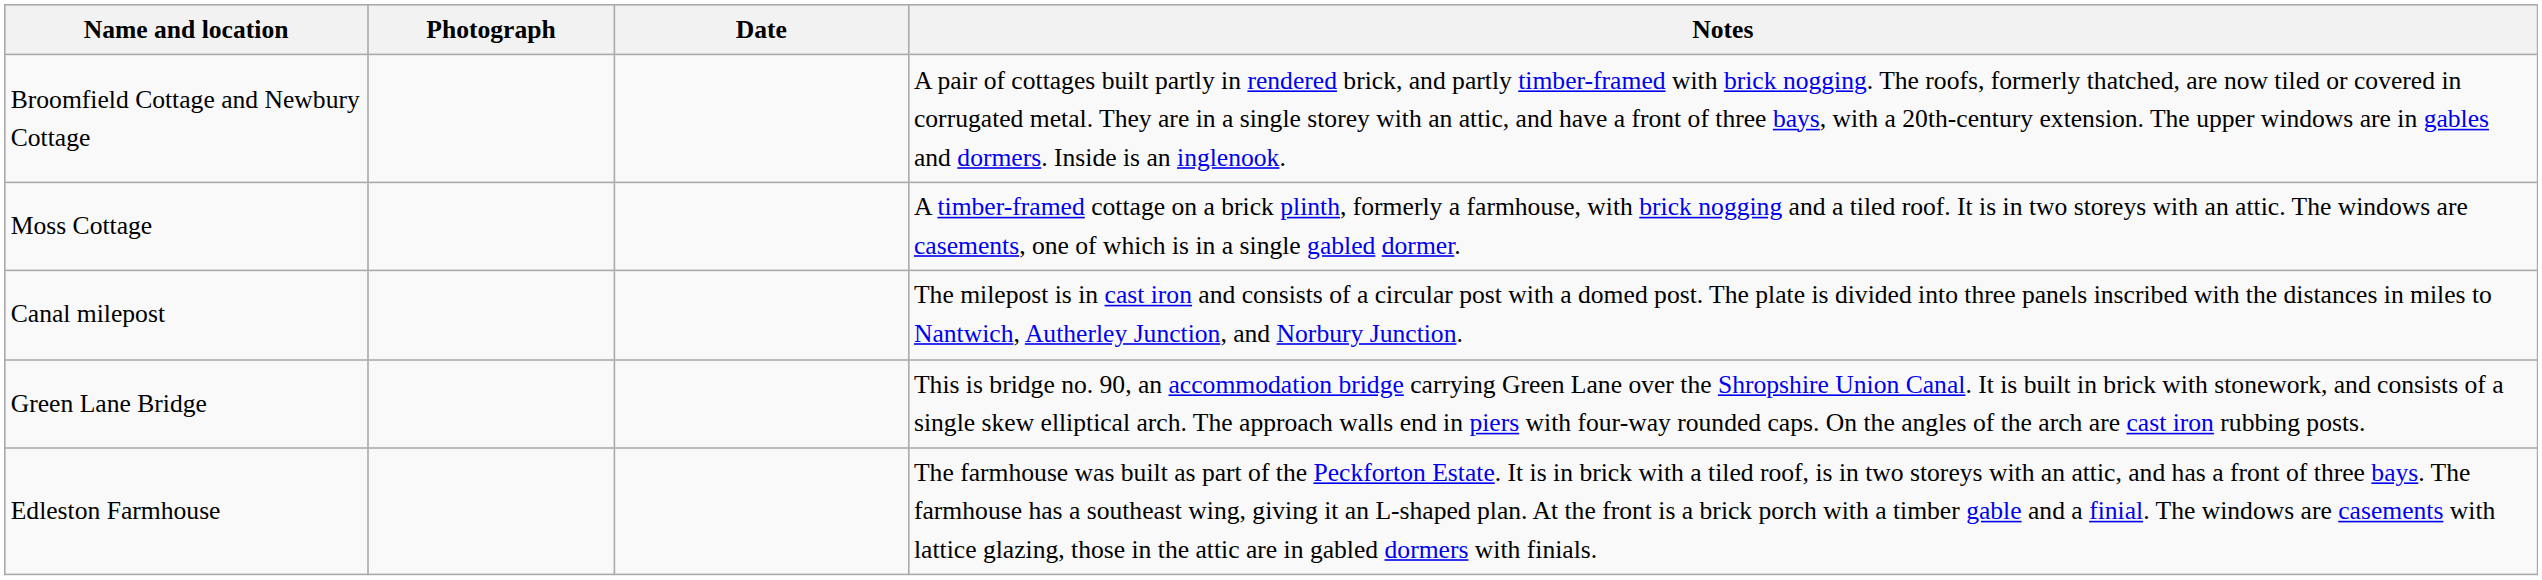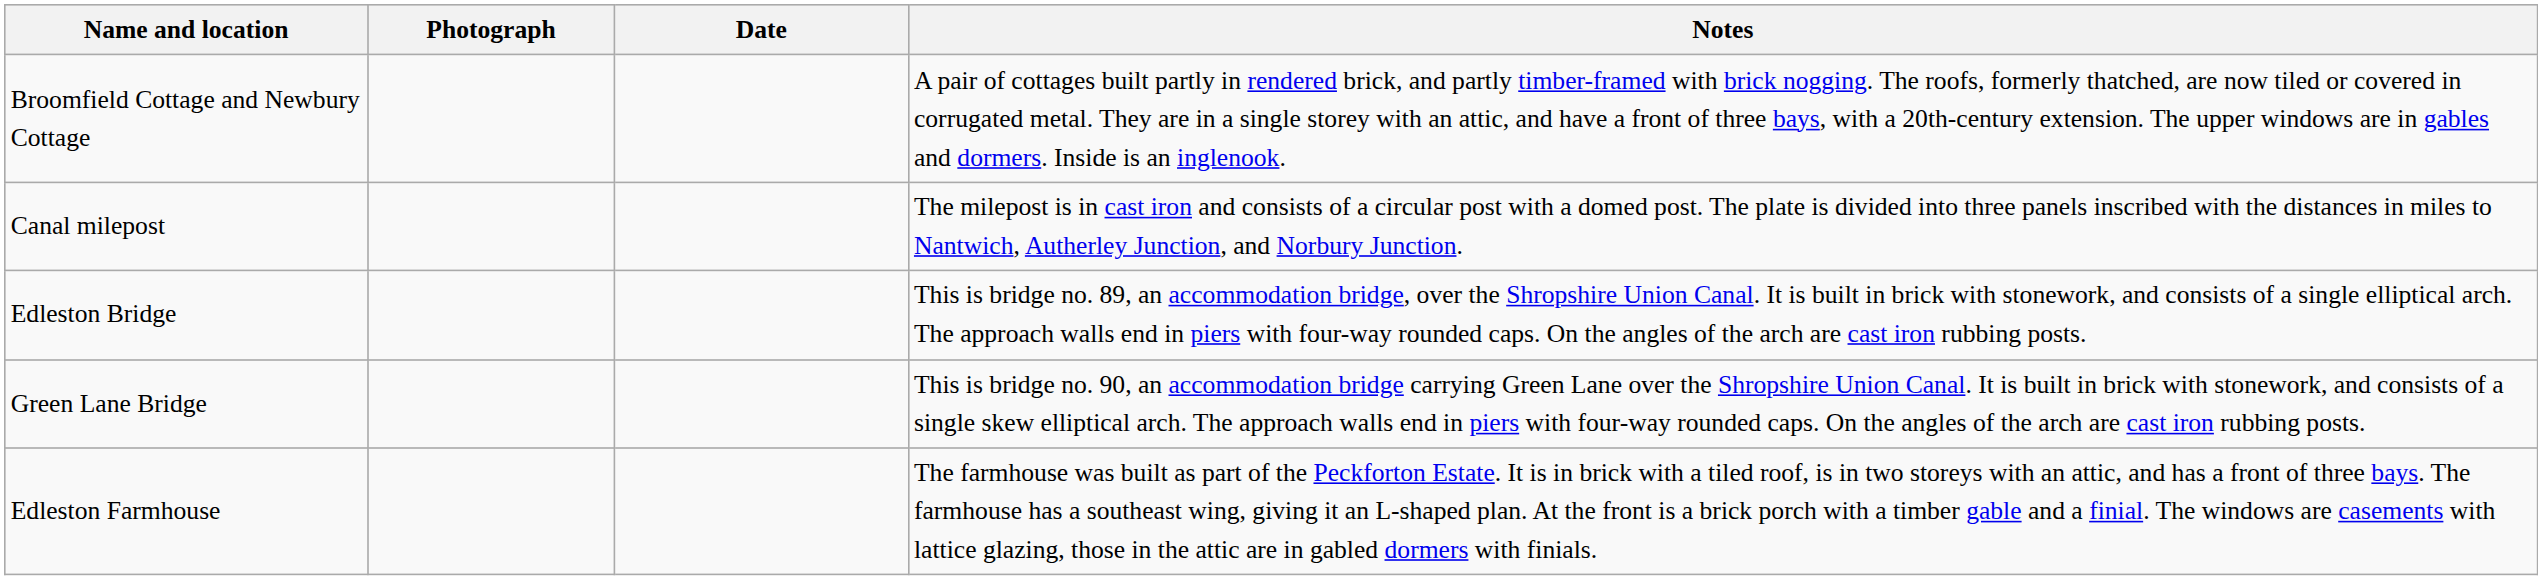- row: (81, 226)
+ row: (94, 314)
